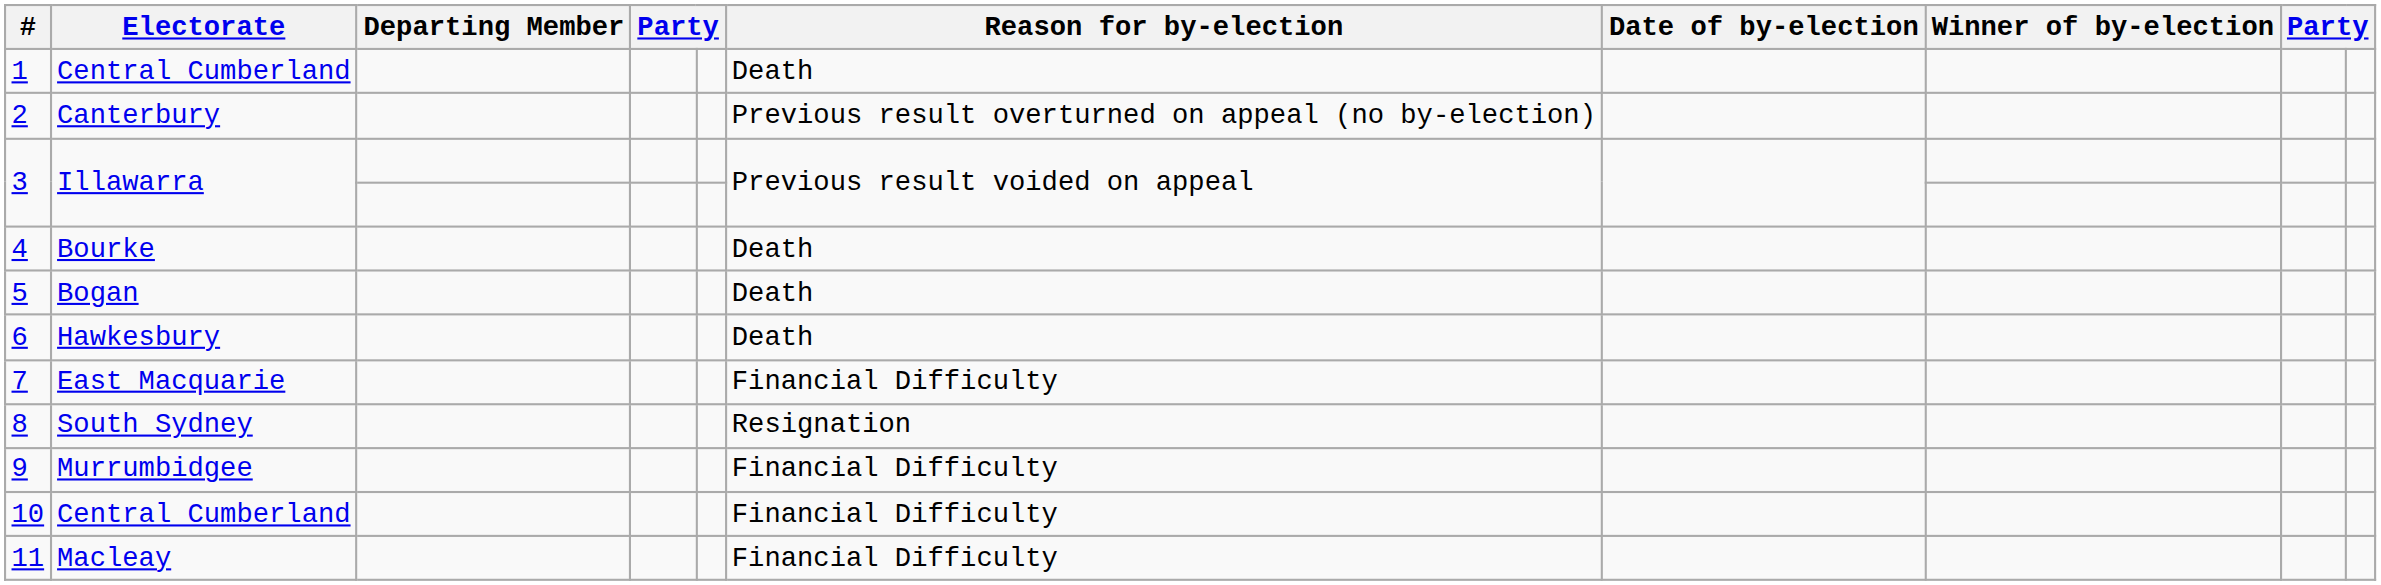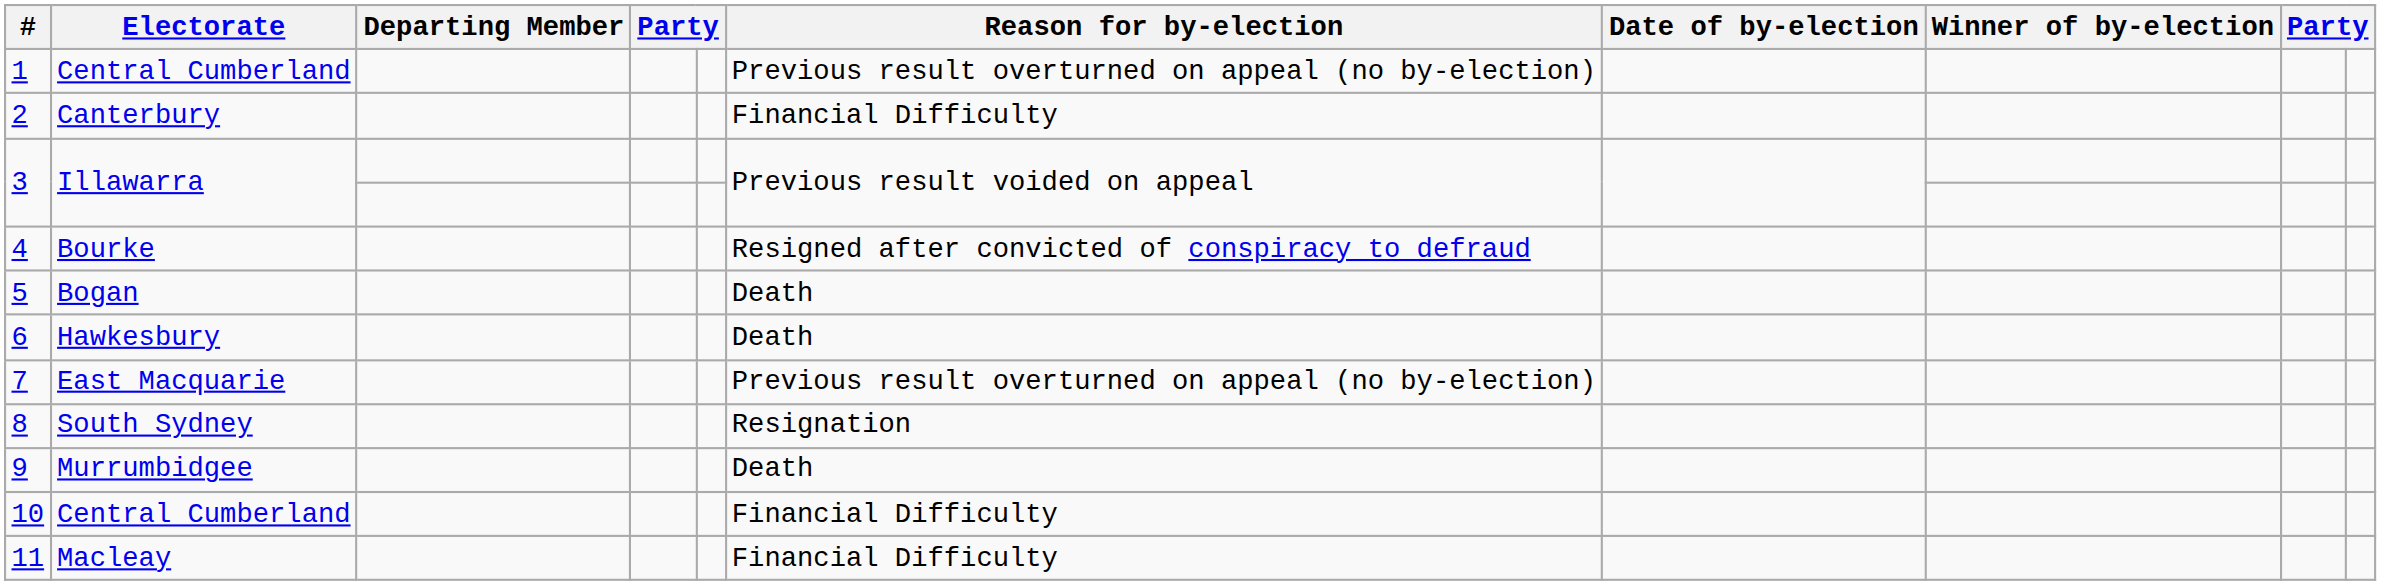(773, 71) Death -> (1164, 71) Previous result overturned on appeal (no by-election)
(1164, 116) Previous result overturned on appeal (no by-election) -> (895, 116) Financial Difficulty
(773, 249) Death -> (1131, 249) Resigned after convicted of conspiracy to defraud
(895, 381) Financial Difficulty -> (1164, 381) Previous result overturned on appeal (no by-election)
(895, 470) Financial Difficulty -> (773, 470) Death
